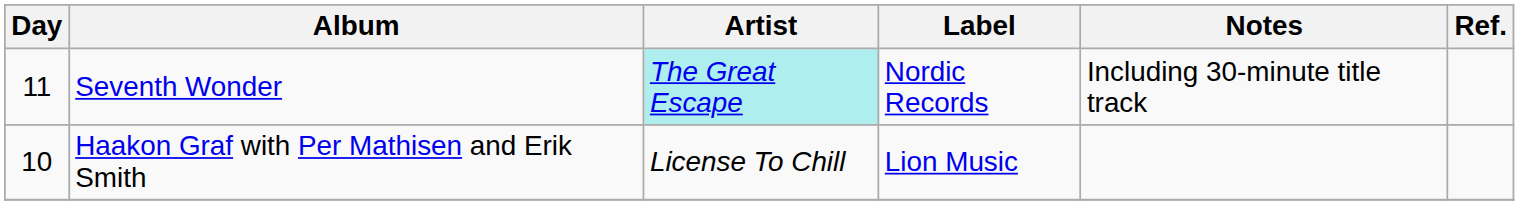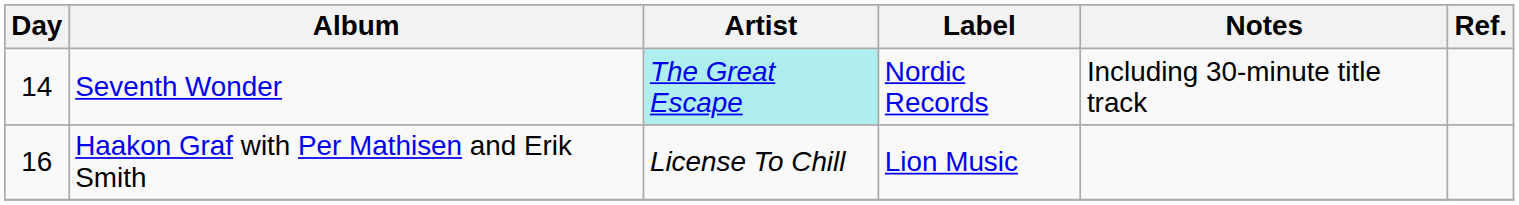(37, 86) 11 -> (37, 86) 14
(37, 161) 10 -> (37, 161) 16
